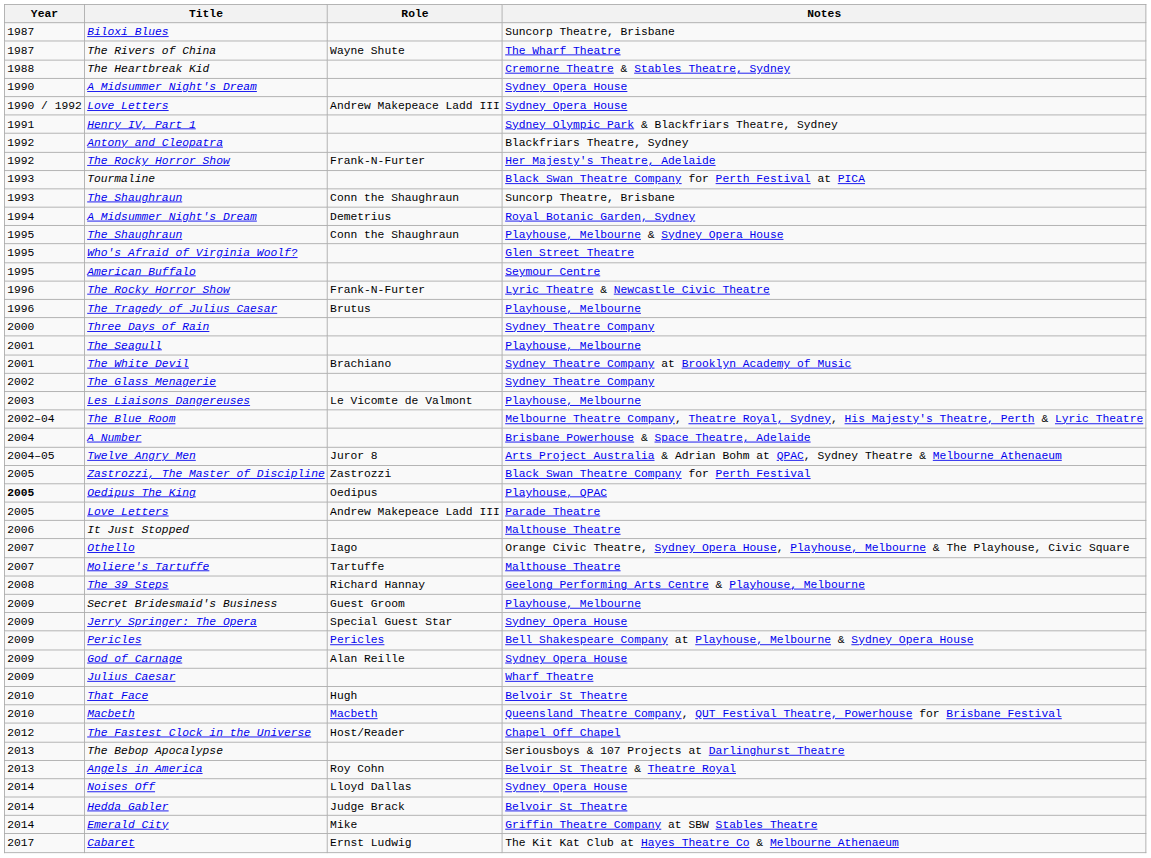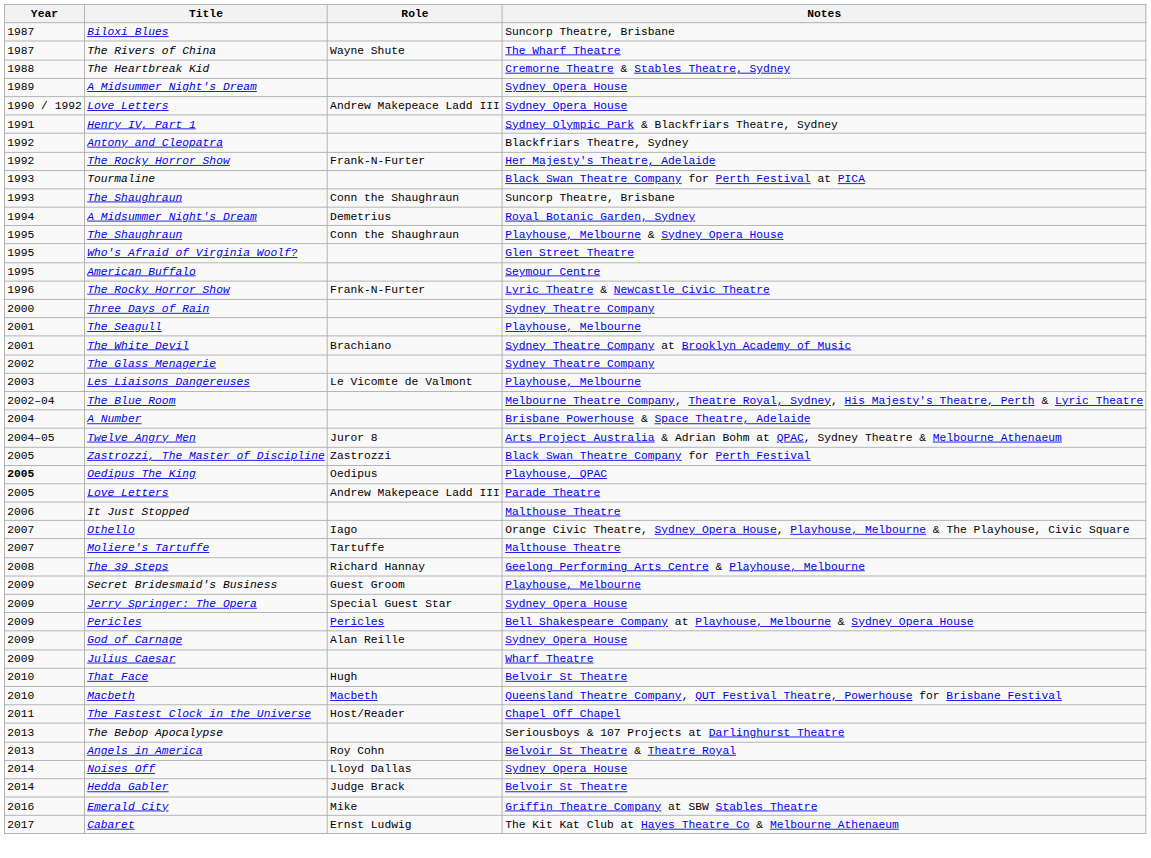(21, 87) 1990 -> (21, 87) 1989
- row: (182, 309)
(21, 733) 2012 -> (21, 714) 2011
(21, 825) 2014 -> (21, 806) 2016
